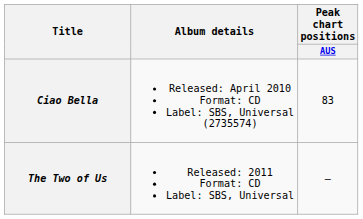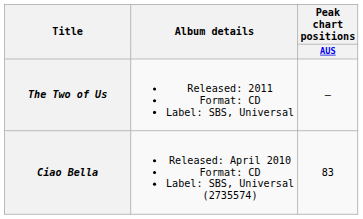rows swapped: (68, 100) <-> (68, 178)
